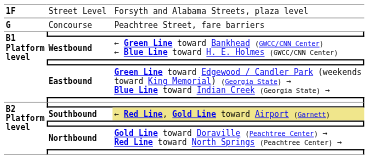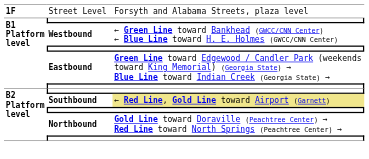- row: (8, 25)
